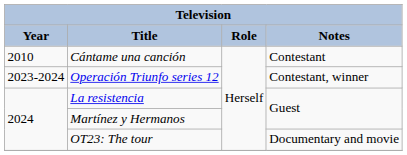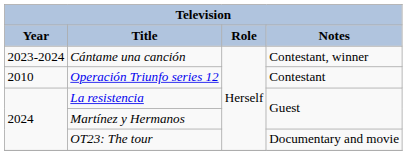(21, 56) 2010 -> (36, 56) 2023-2024
(297, 56) Contestant -> (319, 56) Contestant, winner
(36, 77) 2023-2024 -> (21, 77) 2010
(319, 77) Contestant, winner -> (297, 77) Contestant
